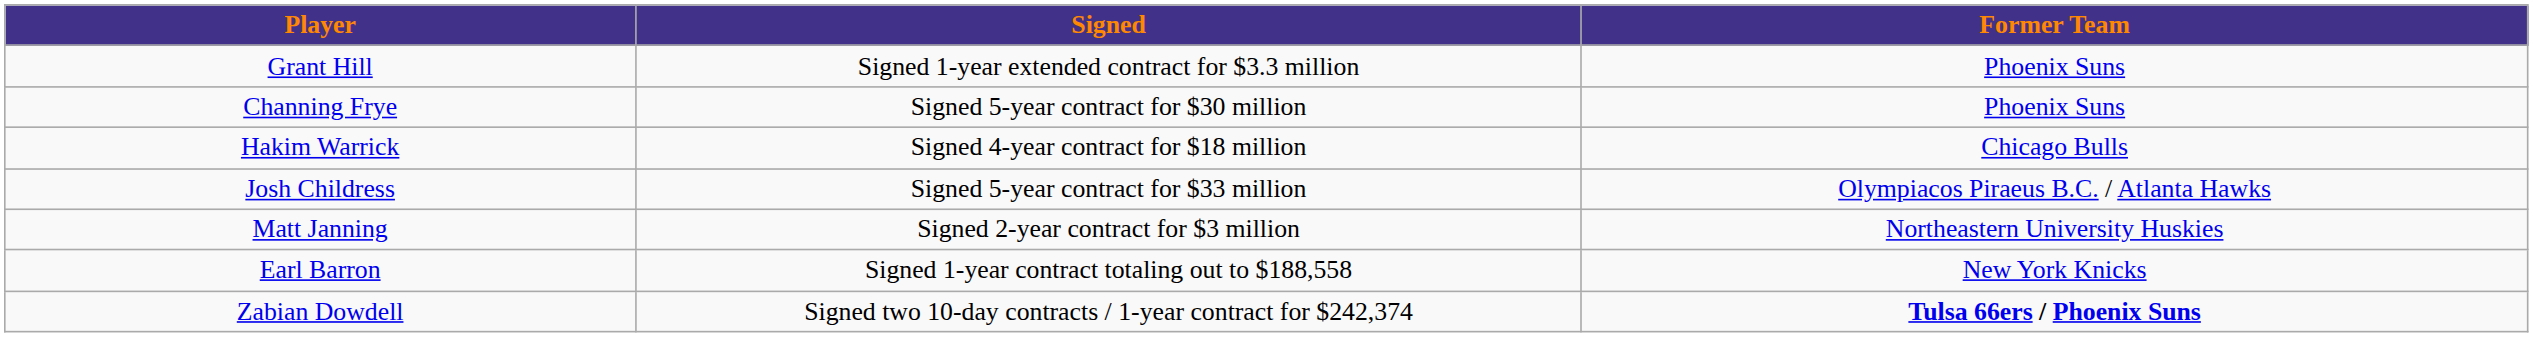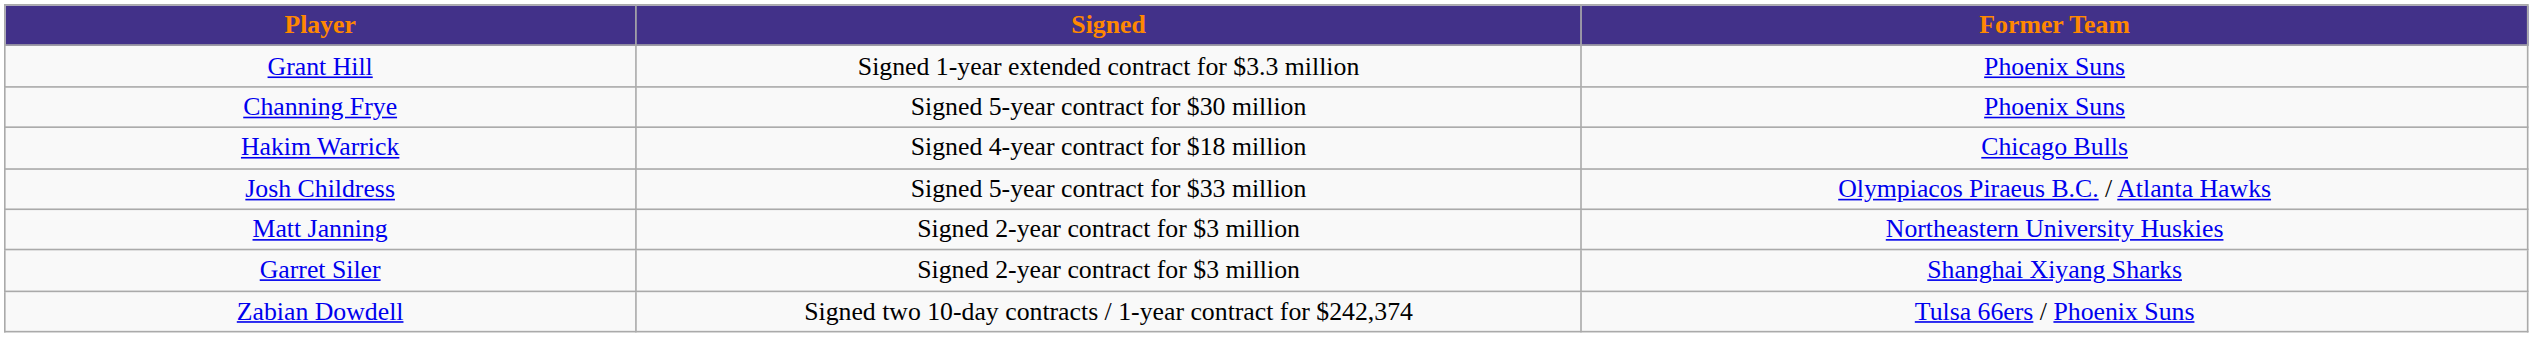+ row: (320, 270)
- row: (320, 270)
(2055, 310) bold -> (2055, 310) normal
